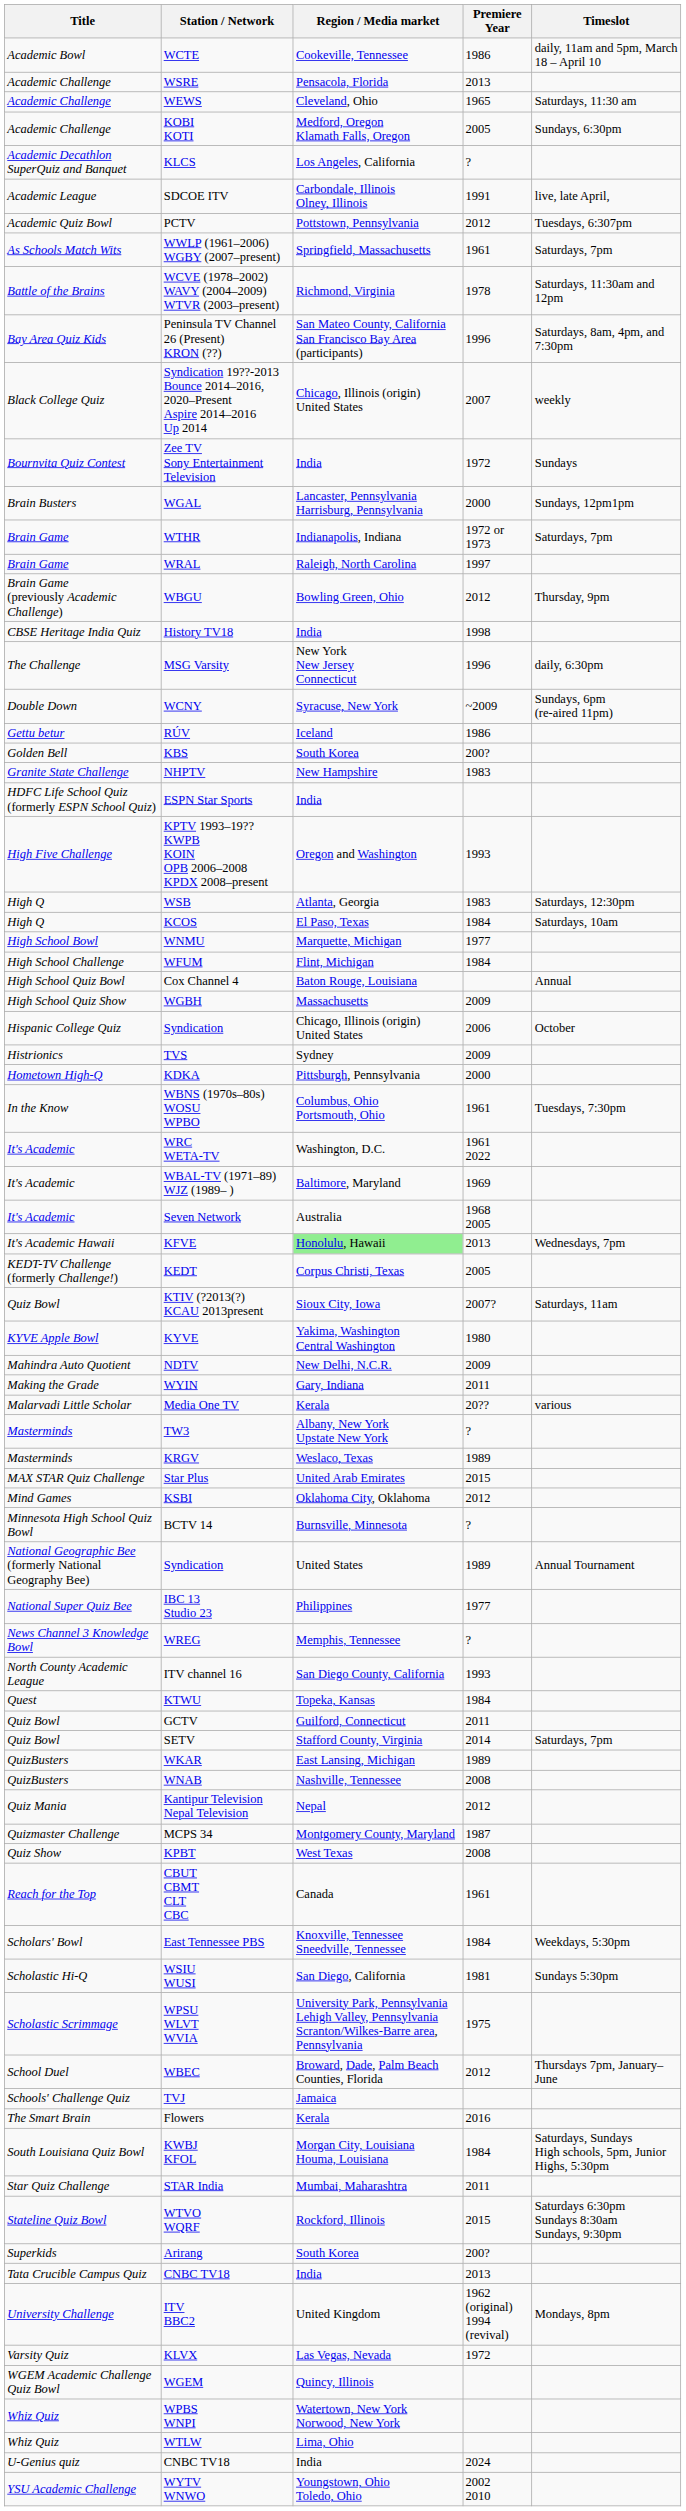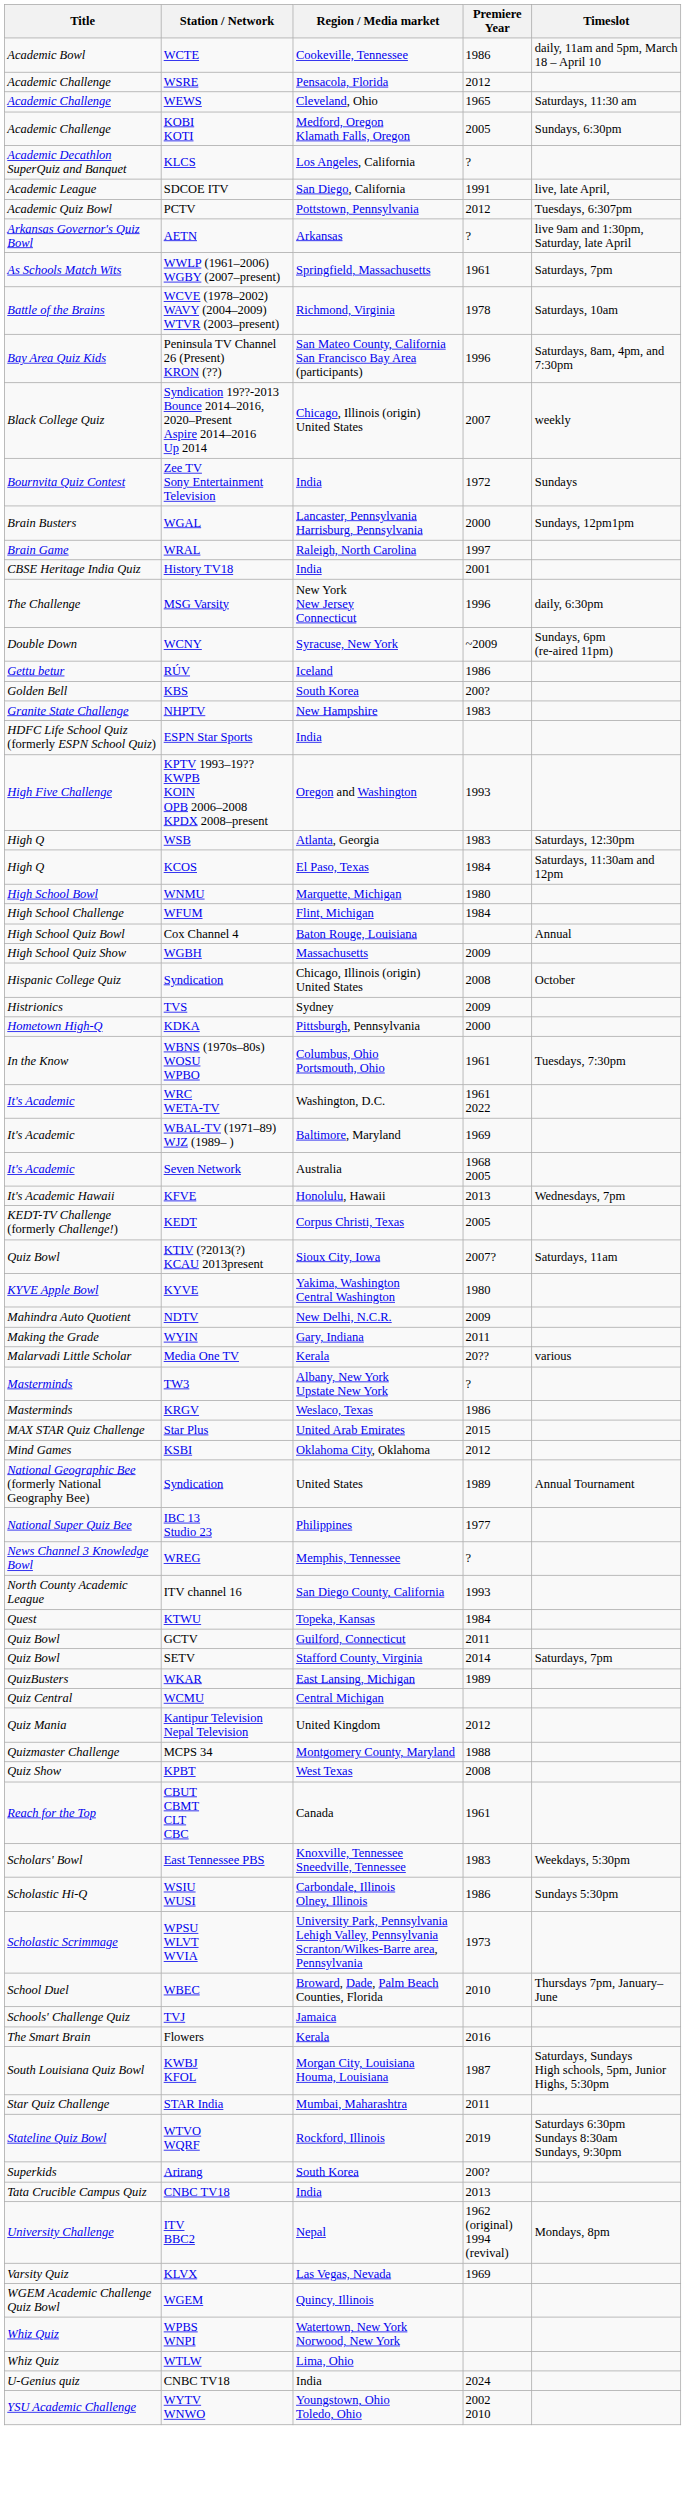(478, 82) 2013 -> (478, 82) 2012
(346, 196) Carbondale, Illinois Olney, Illinois -> (351, 189) San Diego, California
+ row: (73, 235)
(595, 290) Saturdays, 11:30am and 12pm -> (576, 310) Saturdays, 10am
- row: (38, 537)
- row: (62, 597)
(478, 631) 1998 -> (478, 569) 2001
(576, 922) Saturdays, 10am -> (595, 867) Saturdays, 11:30am and 12pm
(478, 941) 1977 -> (478, 894) 1980
(478, 1028) 2006 -> (478, 980) 2008
(341, 1243) lightgreen background -> (341, 1195) no background
(478, 1458) 1989 -> (478, 1410) 1986
- row: (80, 1524)
- row: (38, 1780)
+ row: (40, 1698)
(311, 1806) Nepal -> (338, 1725) United Kingdom
(478, 1833) 1987 -> (478, 1752) 1988
(478, 1942) 1984 -> (478, 1860) 1983
(351, 1976) San Diego, California -> (346, 1894) Carbondale, Illinois Olney, Illinois
(478, 1976) 1981 -> (478, 1894) 1986
(478, 2023) 1975 -> (478, 1942) 1973
(478, 2071) 2012 -> (478, 1990) 2010
(478, 2152) 1984 -> (478, 2070) 1987
(478, 2219) 2015 -> (478, 2138) 2019
(338, 2314) United Kingdom -> (311, 2232) Nepal
(478, 2355) 1972 -> (478, 2273) 1969
